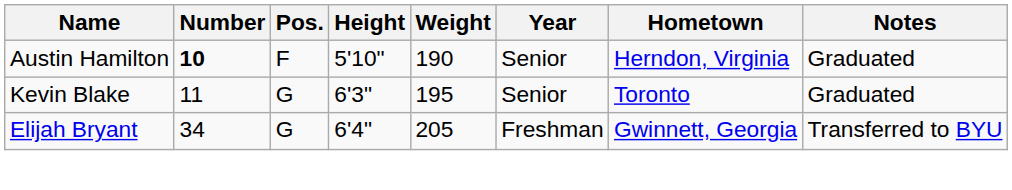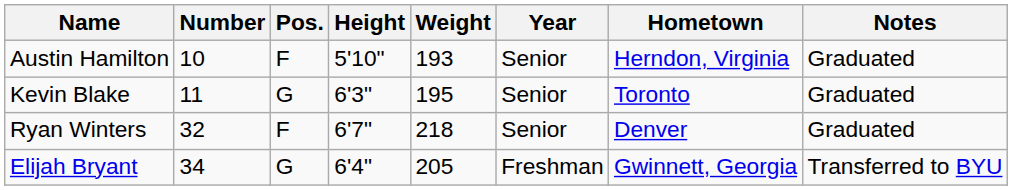(192, 58) bold -> (192, 58) normal
(434, 58) 190 -> (434, 58) 193
+ row: (78, 130)
